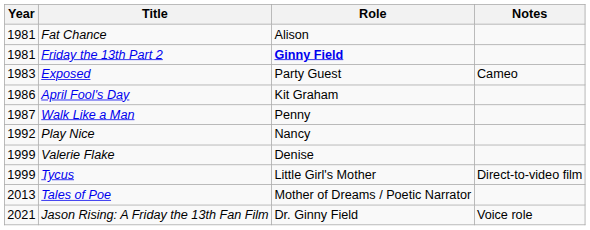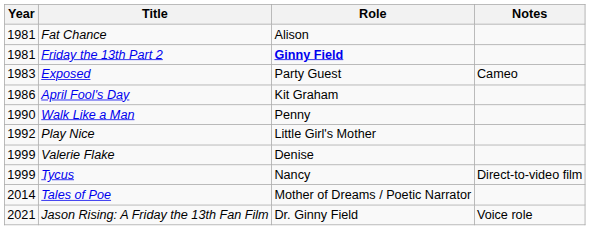(21, 114) 1987 -> (21, 114) 1990
(292, 134) Nancy -> (325, 134) Little Girl's Mother
(325, 174) Little Girl's Mother -> (292, 174) Nancy
(21, 194) 2013 -> (21, 194) 2014
